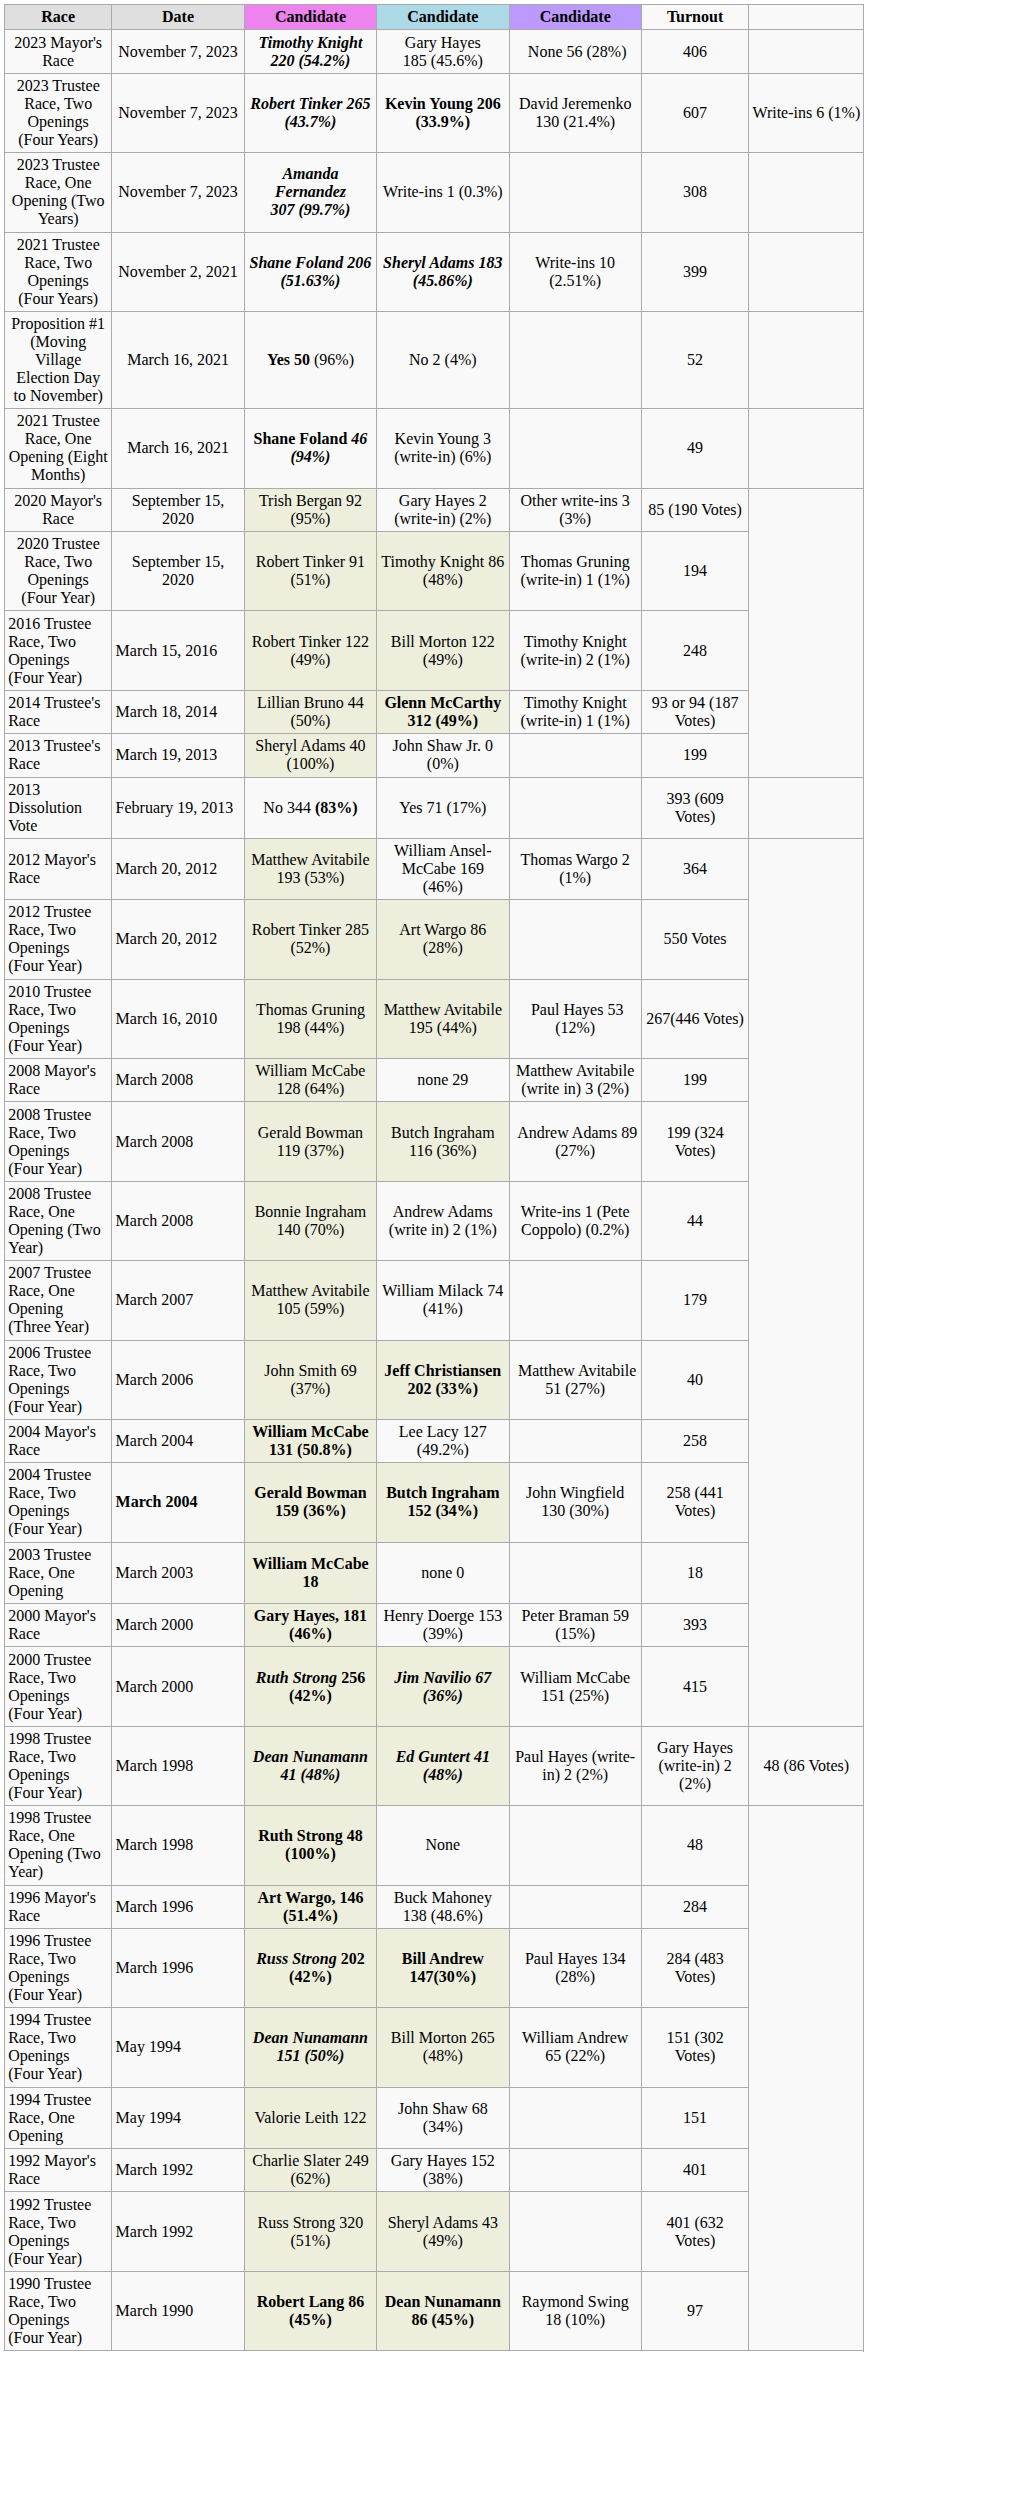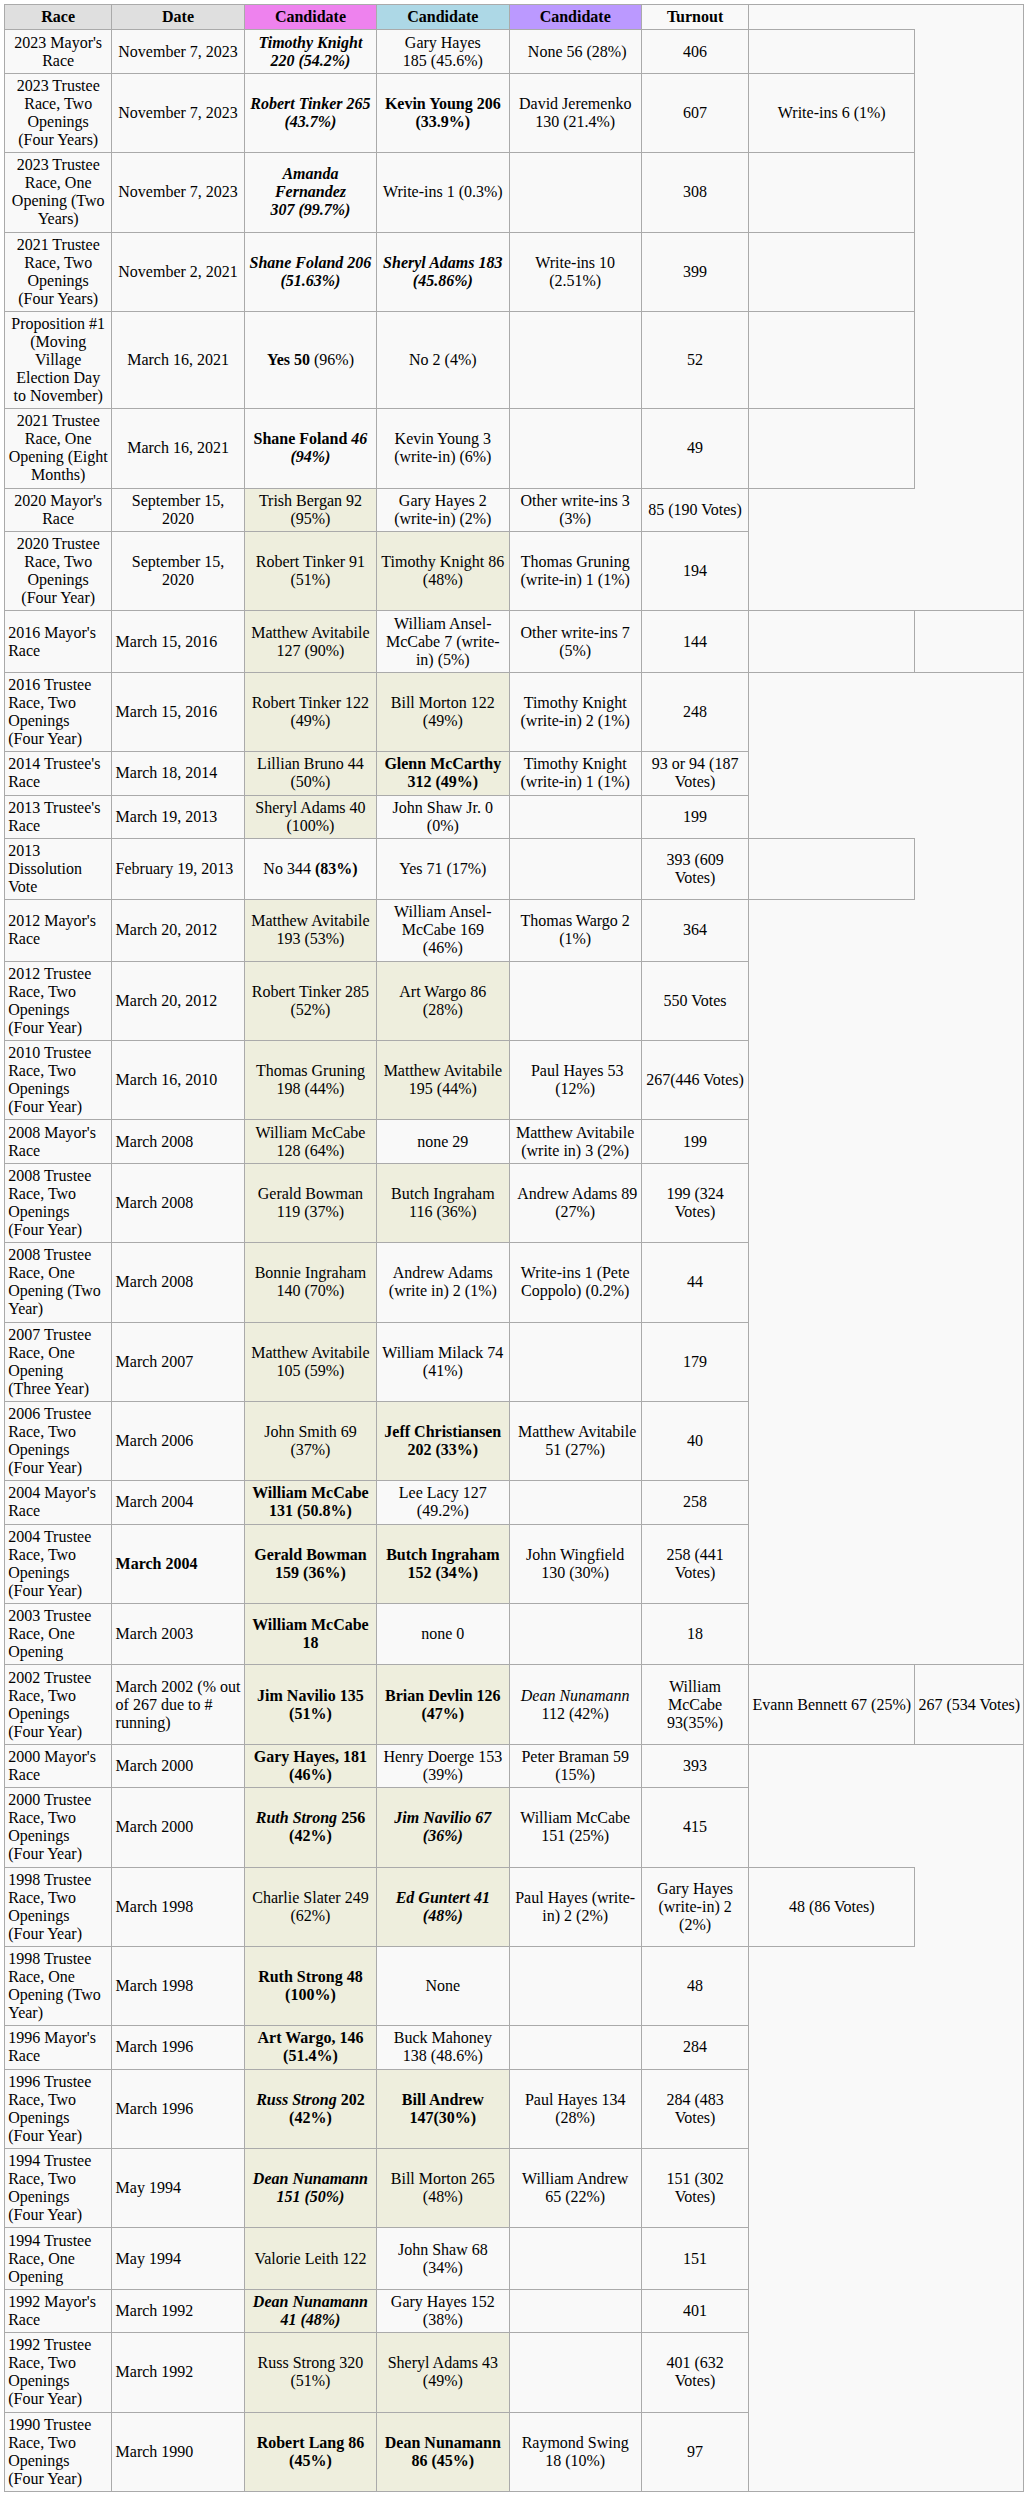+ row: (52, 641)
+ row: (50, 1704)
(310, 1765) Dean Nunamann 41 (48%) -> (310, 1906) Charlie Slater 249 (62%)
(310, 2170) Charlie Slater 249 (62%) -> (310, 2310) Dean Nunamann 41 (48%)
